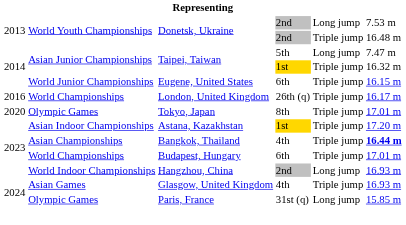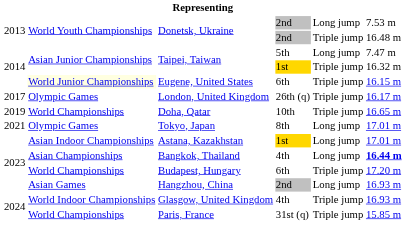(91, 81) no background -> (91, 81) lightyellow background
(15, 96) 2016 -> (15, 96) 2017
(76, 96) World Championships -> (63, 96) Olympic Games
+ row: (184, 111)
(15, 111) 2020 -> (15, 126) 2021
(338, 111) Triple jump -> (336, 126) Long jump
(338, 126) Triple jump -> (336, 140) Long jump
(384, 126) 17.20 m -> (384, 140) 17.01 m
(338, 140) Triple jump -> (336, 155) Long jump
(384, 155) 17.01 m -> (384, 170) 17.20 m
(92, 170) World Indoor Championships -> (57, 185) Asian Games
(57, 185) Asian Games -> (92, 199) World Indoor Championships
(63, 199) Olympic Games -> (76, 214) World Championships
(336, 199) Long jump -> (338, 214) Triple jump
